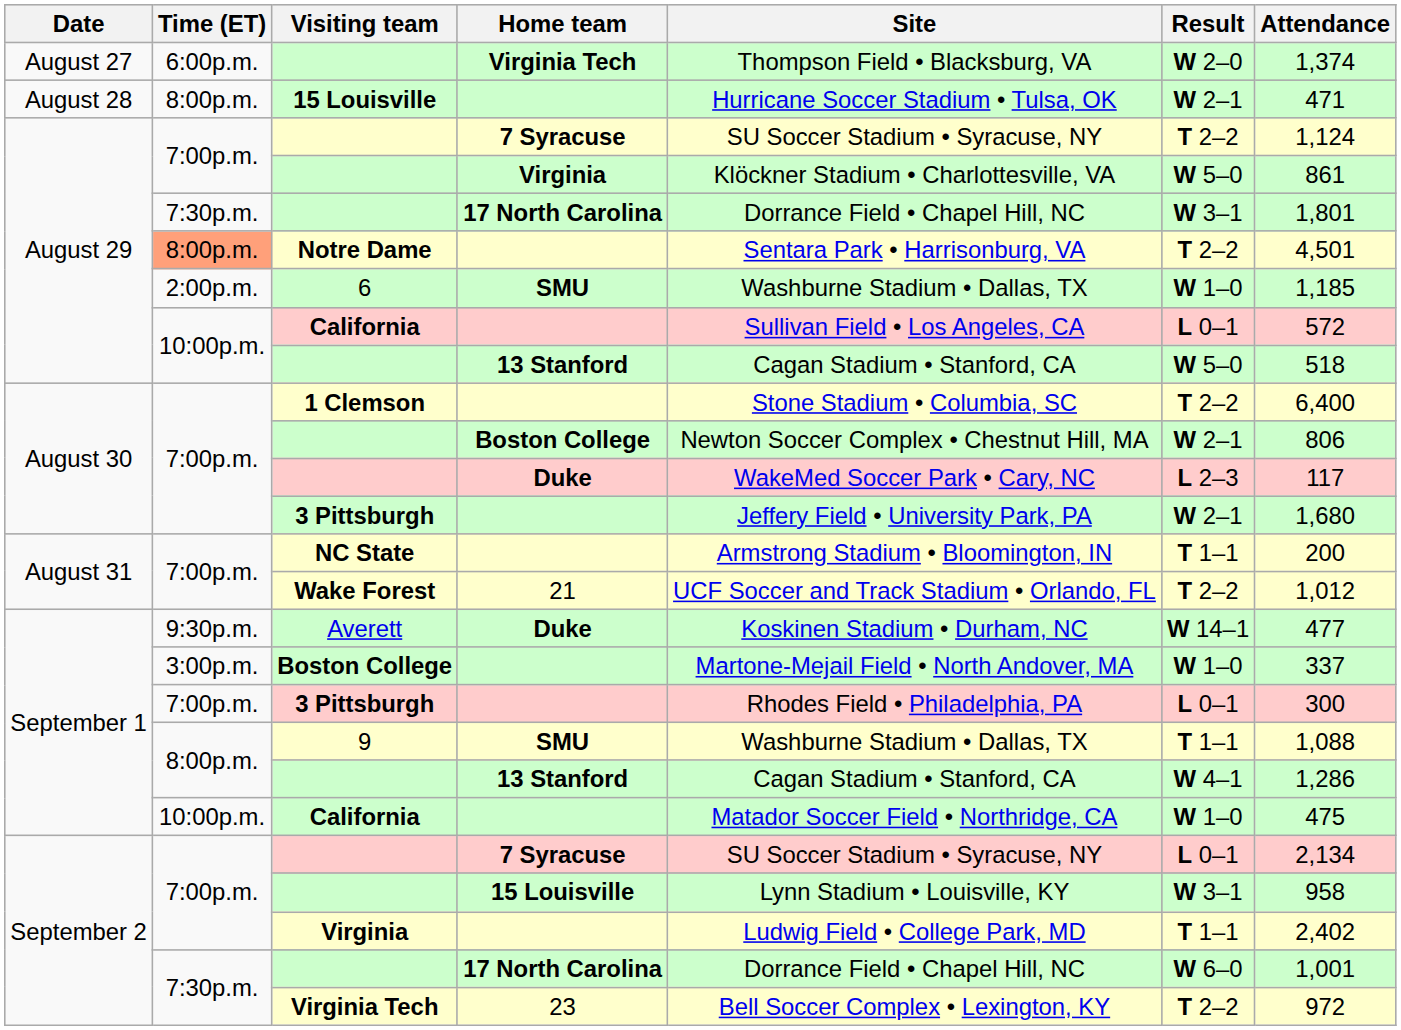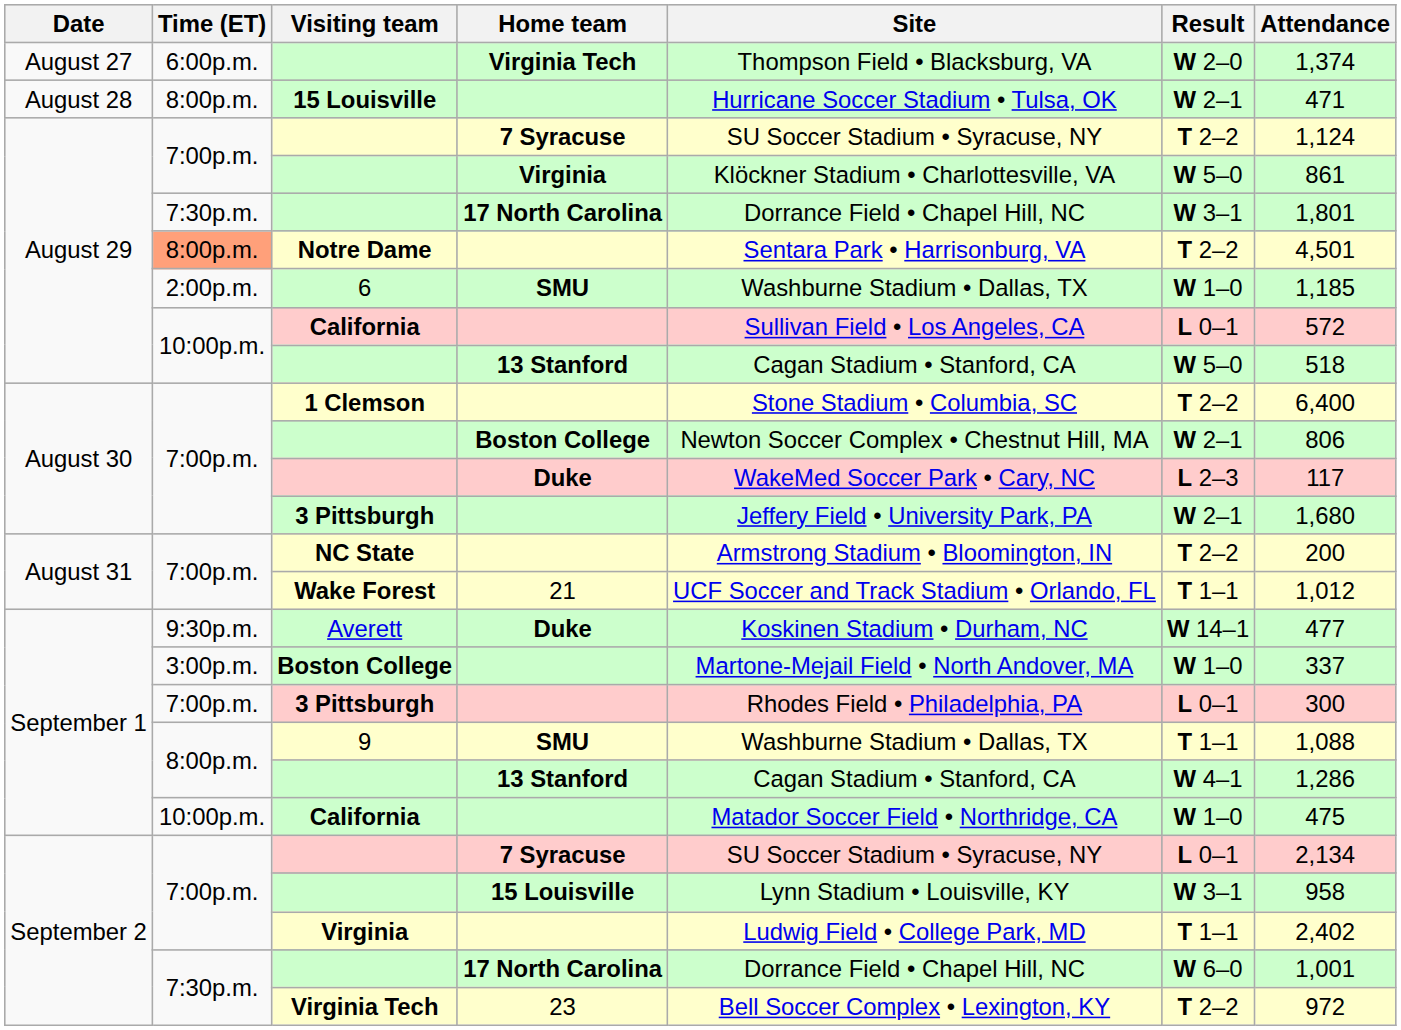(1208, 553) T 1–1 -> (1208, 553) T 2–2
(1208, 591) T 2–2 -> (1208, 591) T 1–1
